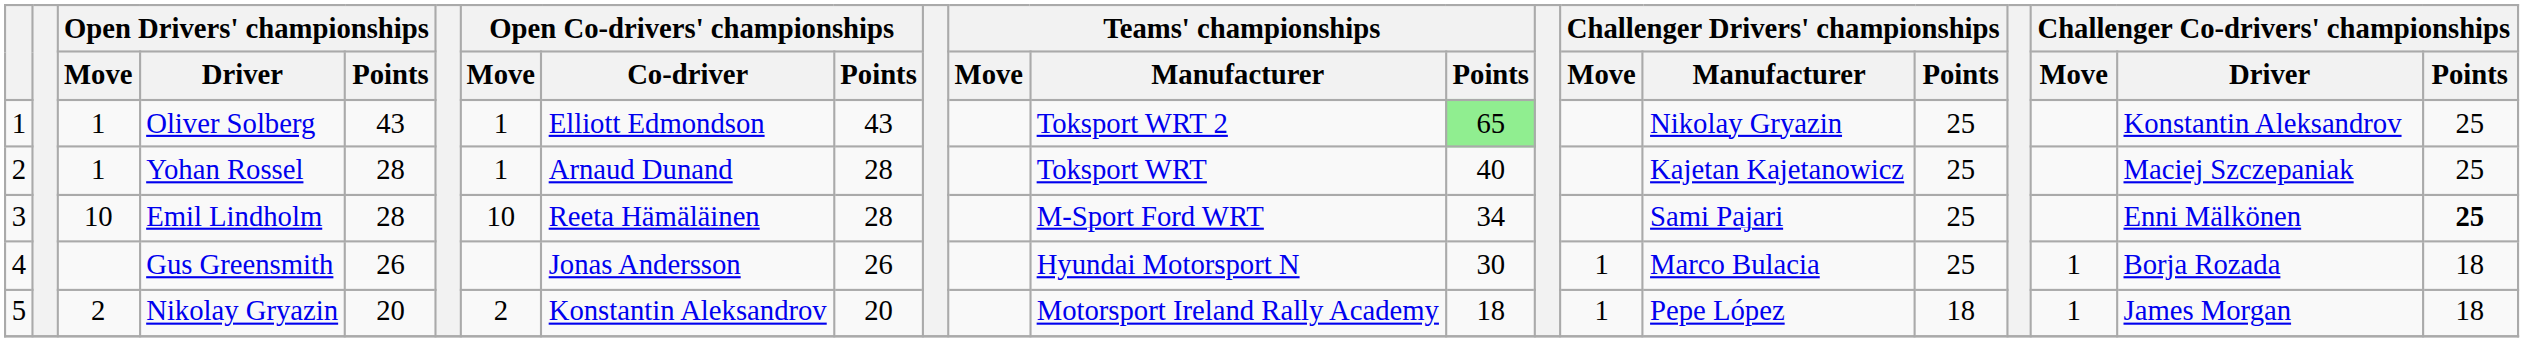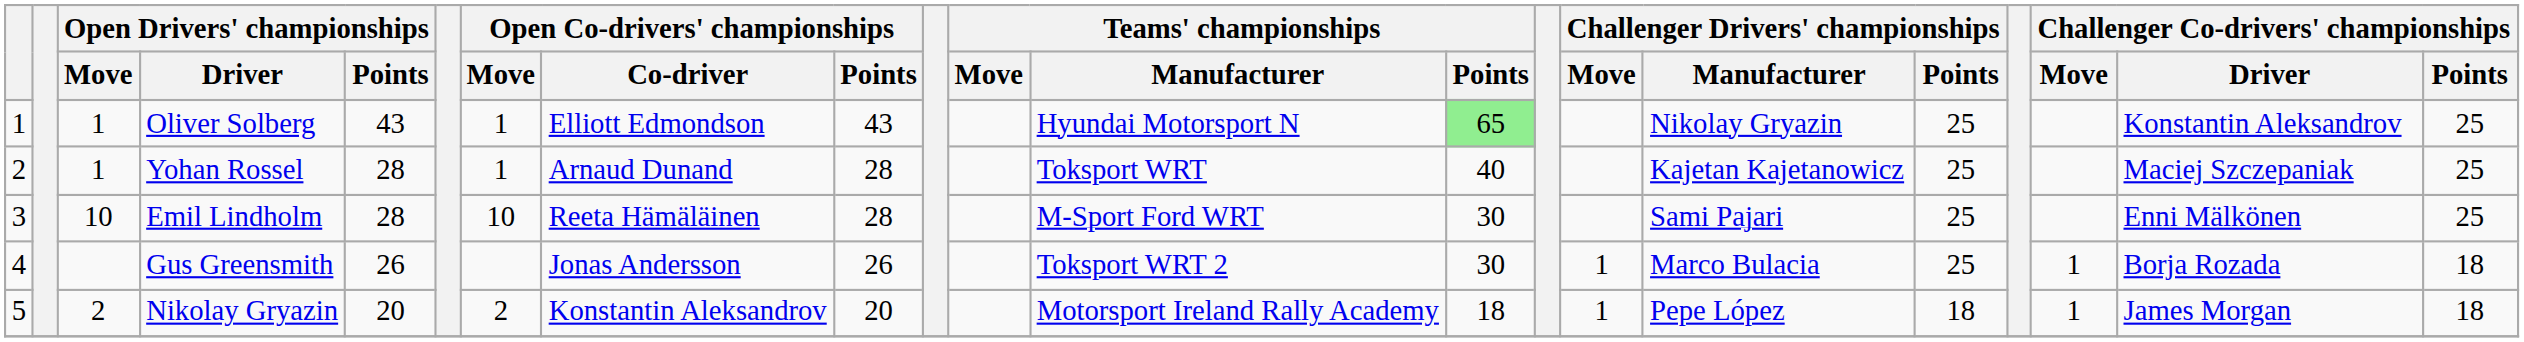(1132, 122) Toksport WRT 2 -> (1168, 122) Hyundai Motorsport N
(1491, 217) 34 -> (1491, 217) 30
(2470, 217) bold -> (2470, 217) normal
(1168, 264) Hyundai Motorsport N -> (1132, 264) Toksport WRT 2
